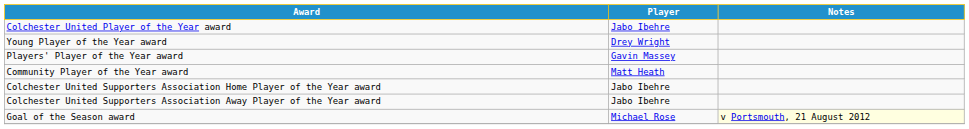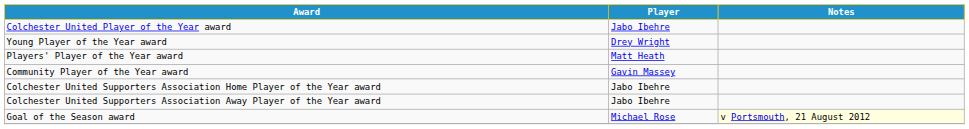(643, 56) Gavin Massey -> (638, 56) Matt Heath
(638, 71) Matt Heath -> (643, 71) Gavin Massey
